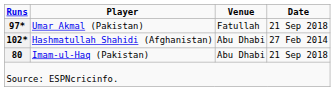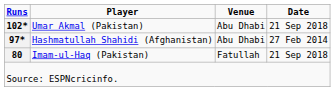(17, 26) 97* -> (17, 26) 102*
(238, 26) Fatullah -> (241, 26) Abu Dhabi
(17, 40) 102* -> (17, 40) 97*
(241, 55) Abu Dhabi -> (238, 55) Fatullah
